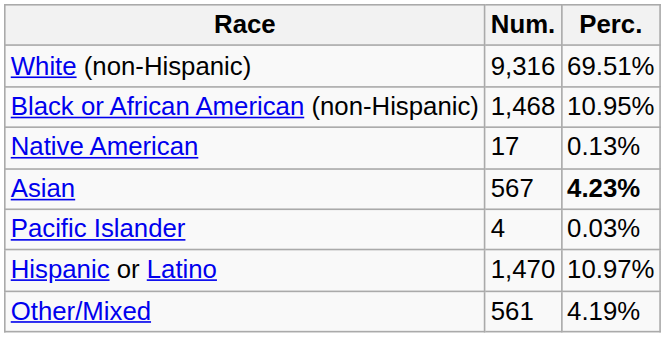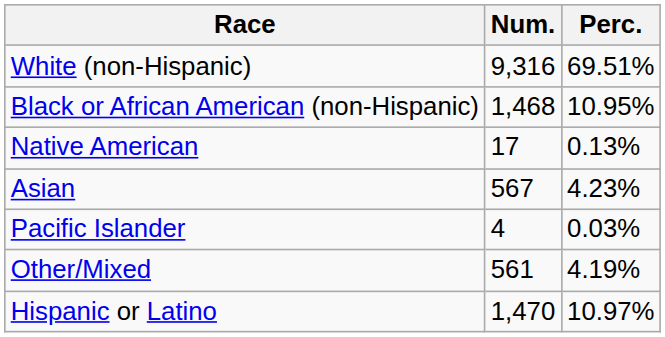(604, 188) bold -> (604, 188) normal
rows swapped: (81, 310) <-> (114, 270)
